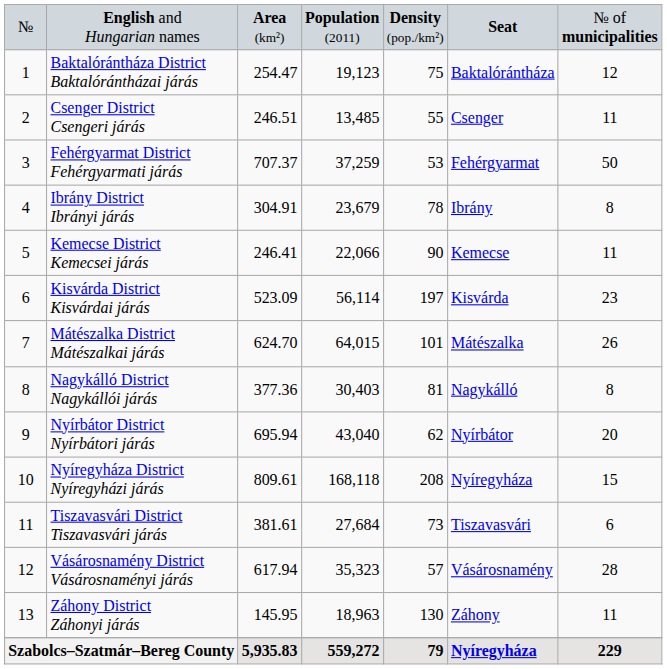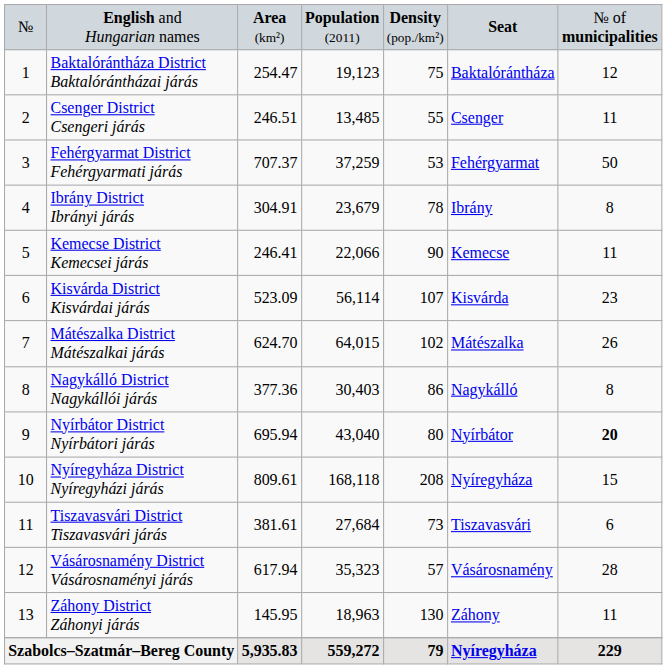(432, 298) 197 -> (432, 298) 107
(432, 343) 101 -> (432, 343) 102
(436, 389) 81 -> (436, 389) 86
(436, 434) 62 -> (436, 434) 80
(610, 434) normal -> (610, 434) bold
